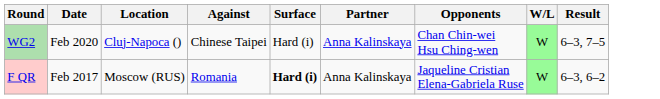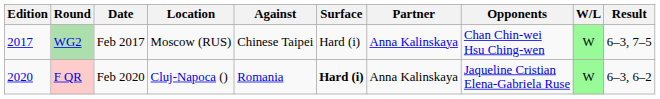+ column: (28, 14)
(74, 42) Feb 2020 -> (121, 42) Feb 2017
(143, 42) Cluj-Napoca () -> (191, 42) Moscow (RUS)
(74, 76) Feb 2017 -> (121, 76) Feb 2020
(145, 76) Moscow (RUS) -> (189, 76) Cluj-Napoca ()
